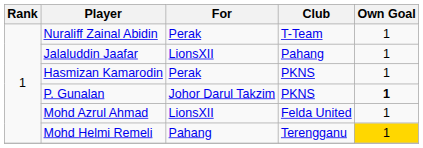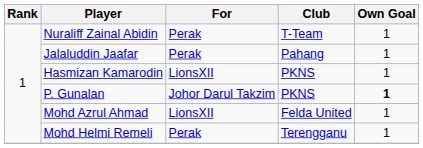(191, 53) LionsXII -> (185, 53) Perak
(185, 73) Perak -> (191, 73) LionsXII
(190, 133) Pahang -> (185, 133) Perak
(387, 133) gold background -> (387, 133) no background
